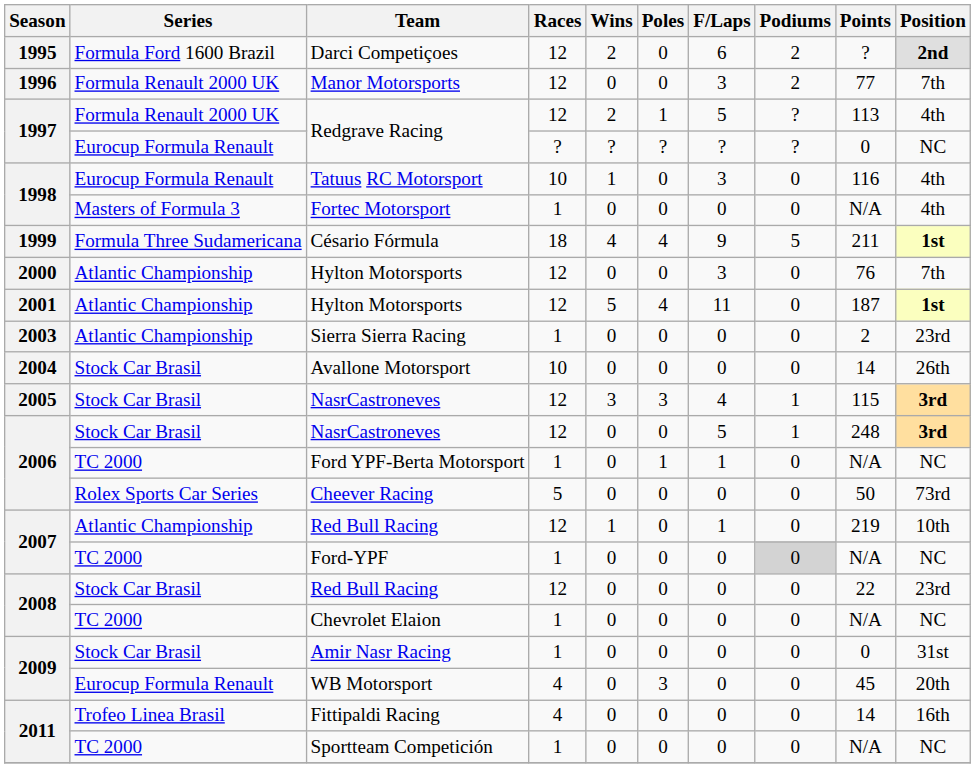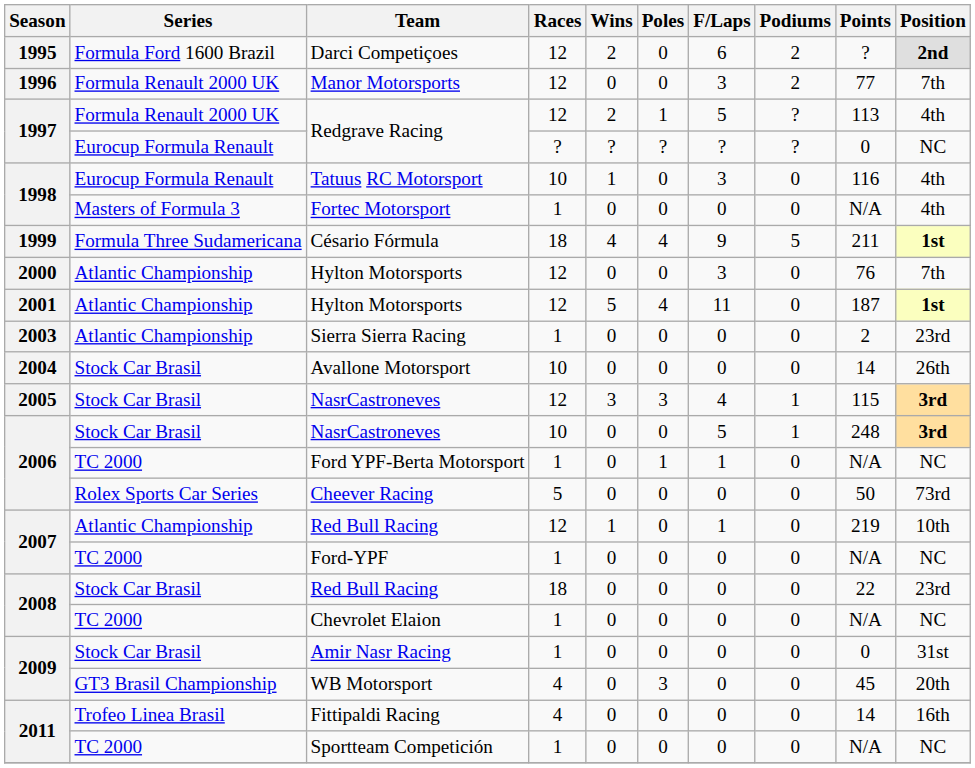(558, 431) 12 -> (558, 431) 10
(795, 557) lightgrey background -> (795, 557) no background
(558, 589) 12 -> (558, 589) 18
(174, 684) Eurocup Formula Renault -> (176, 684) GT3 Brasil Championship
